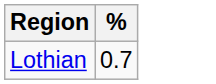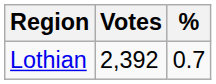+ column: (131, 23)
